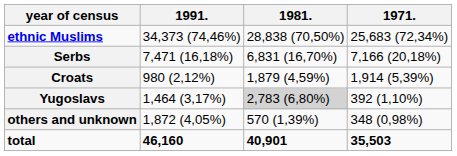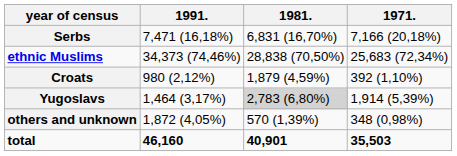rows swapped: (55, 36) <-> (72, 57)
(392, 78) 1,914 (5,39%) -> (387, 78) 392 (1,10%)
(387, 99) 392 (1,10%) -> (392, 99) 1,914 (5,39%)
